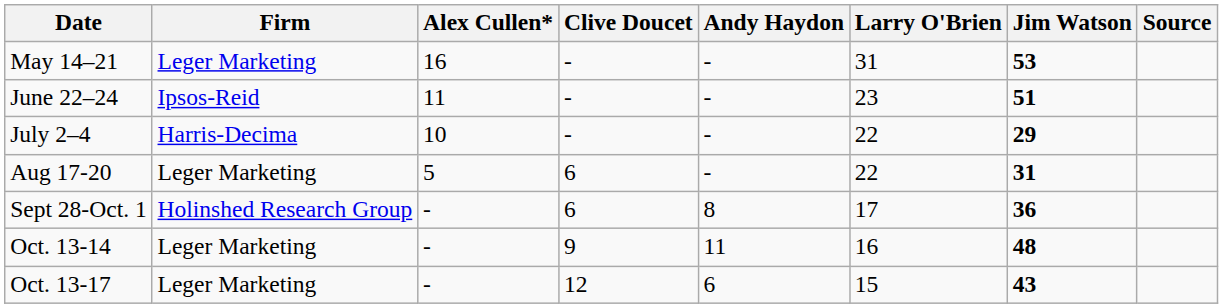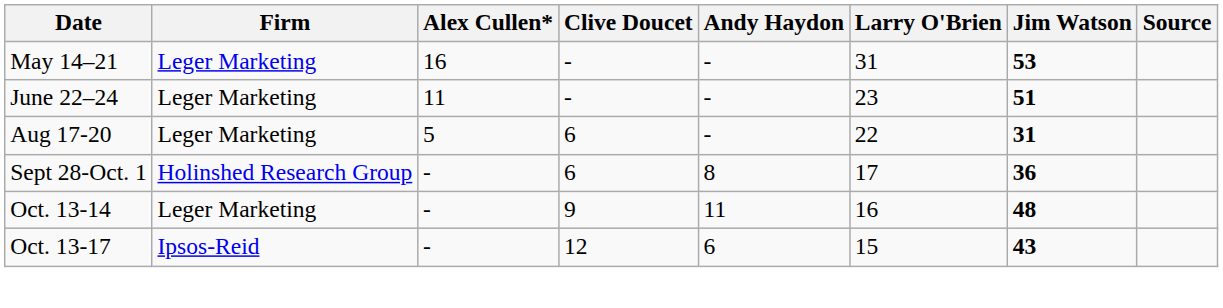(208, 97) Ipsos-Reid -> (237, 97) Leger Marketing
- row: (50, 135)
(237, 284) Leger Marketing -> (208, 246) Ipsos-Reid
